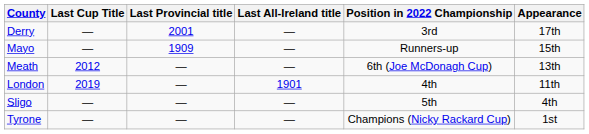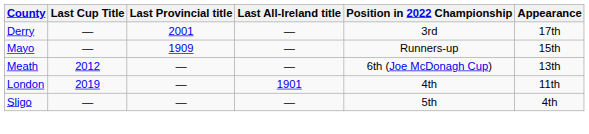- row: (24, 119)
